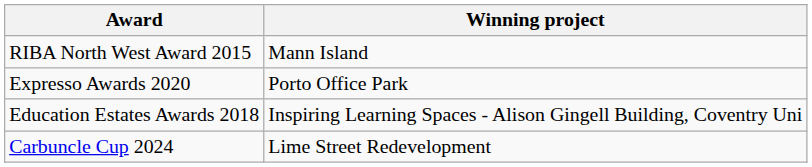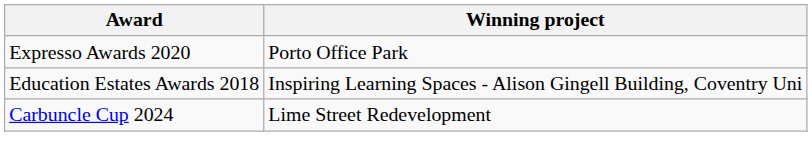- row: (130, 51)
